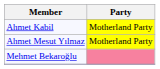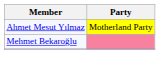- row: (30, 27)
